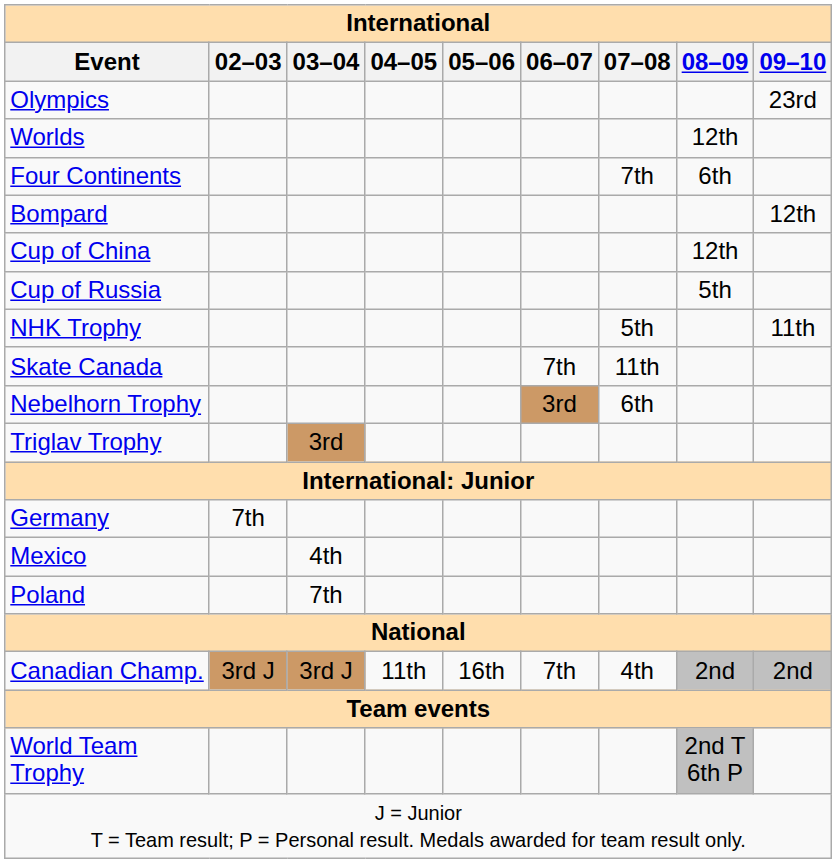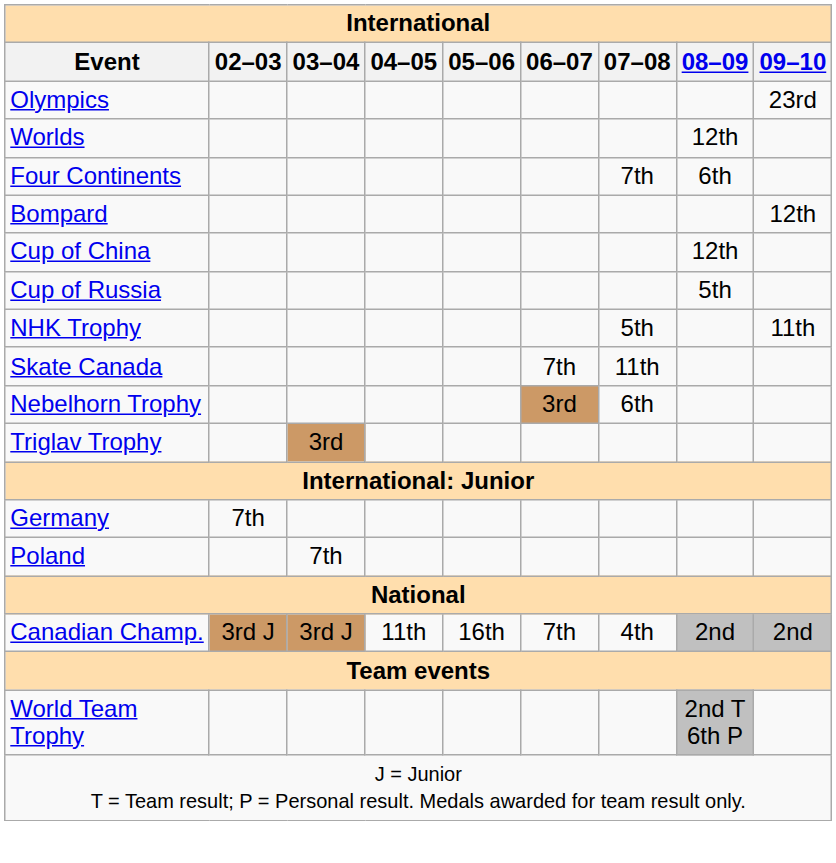- row: (48, 556)
